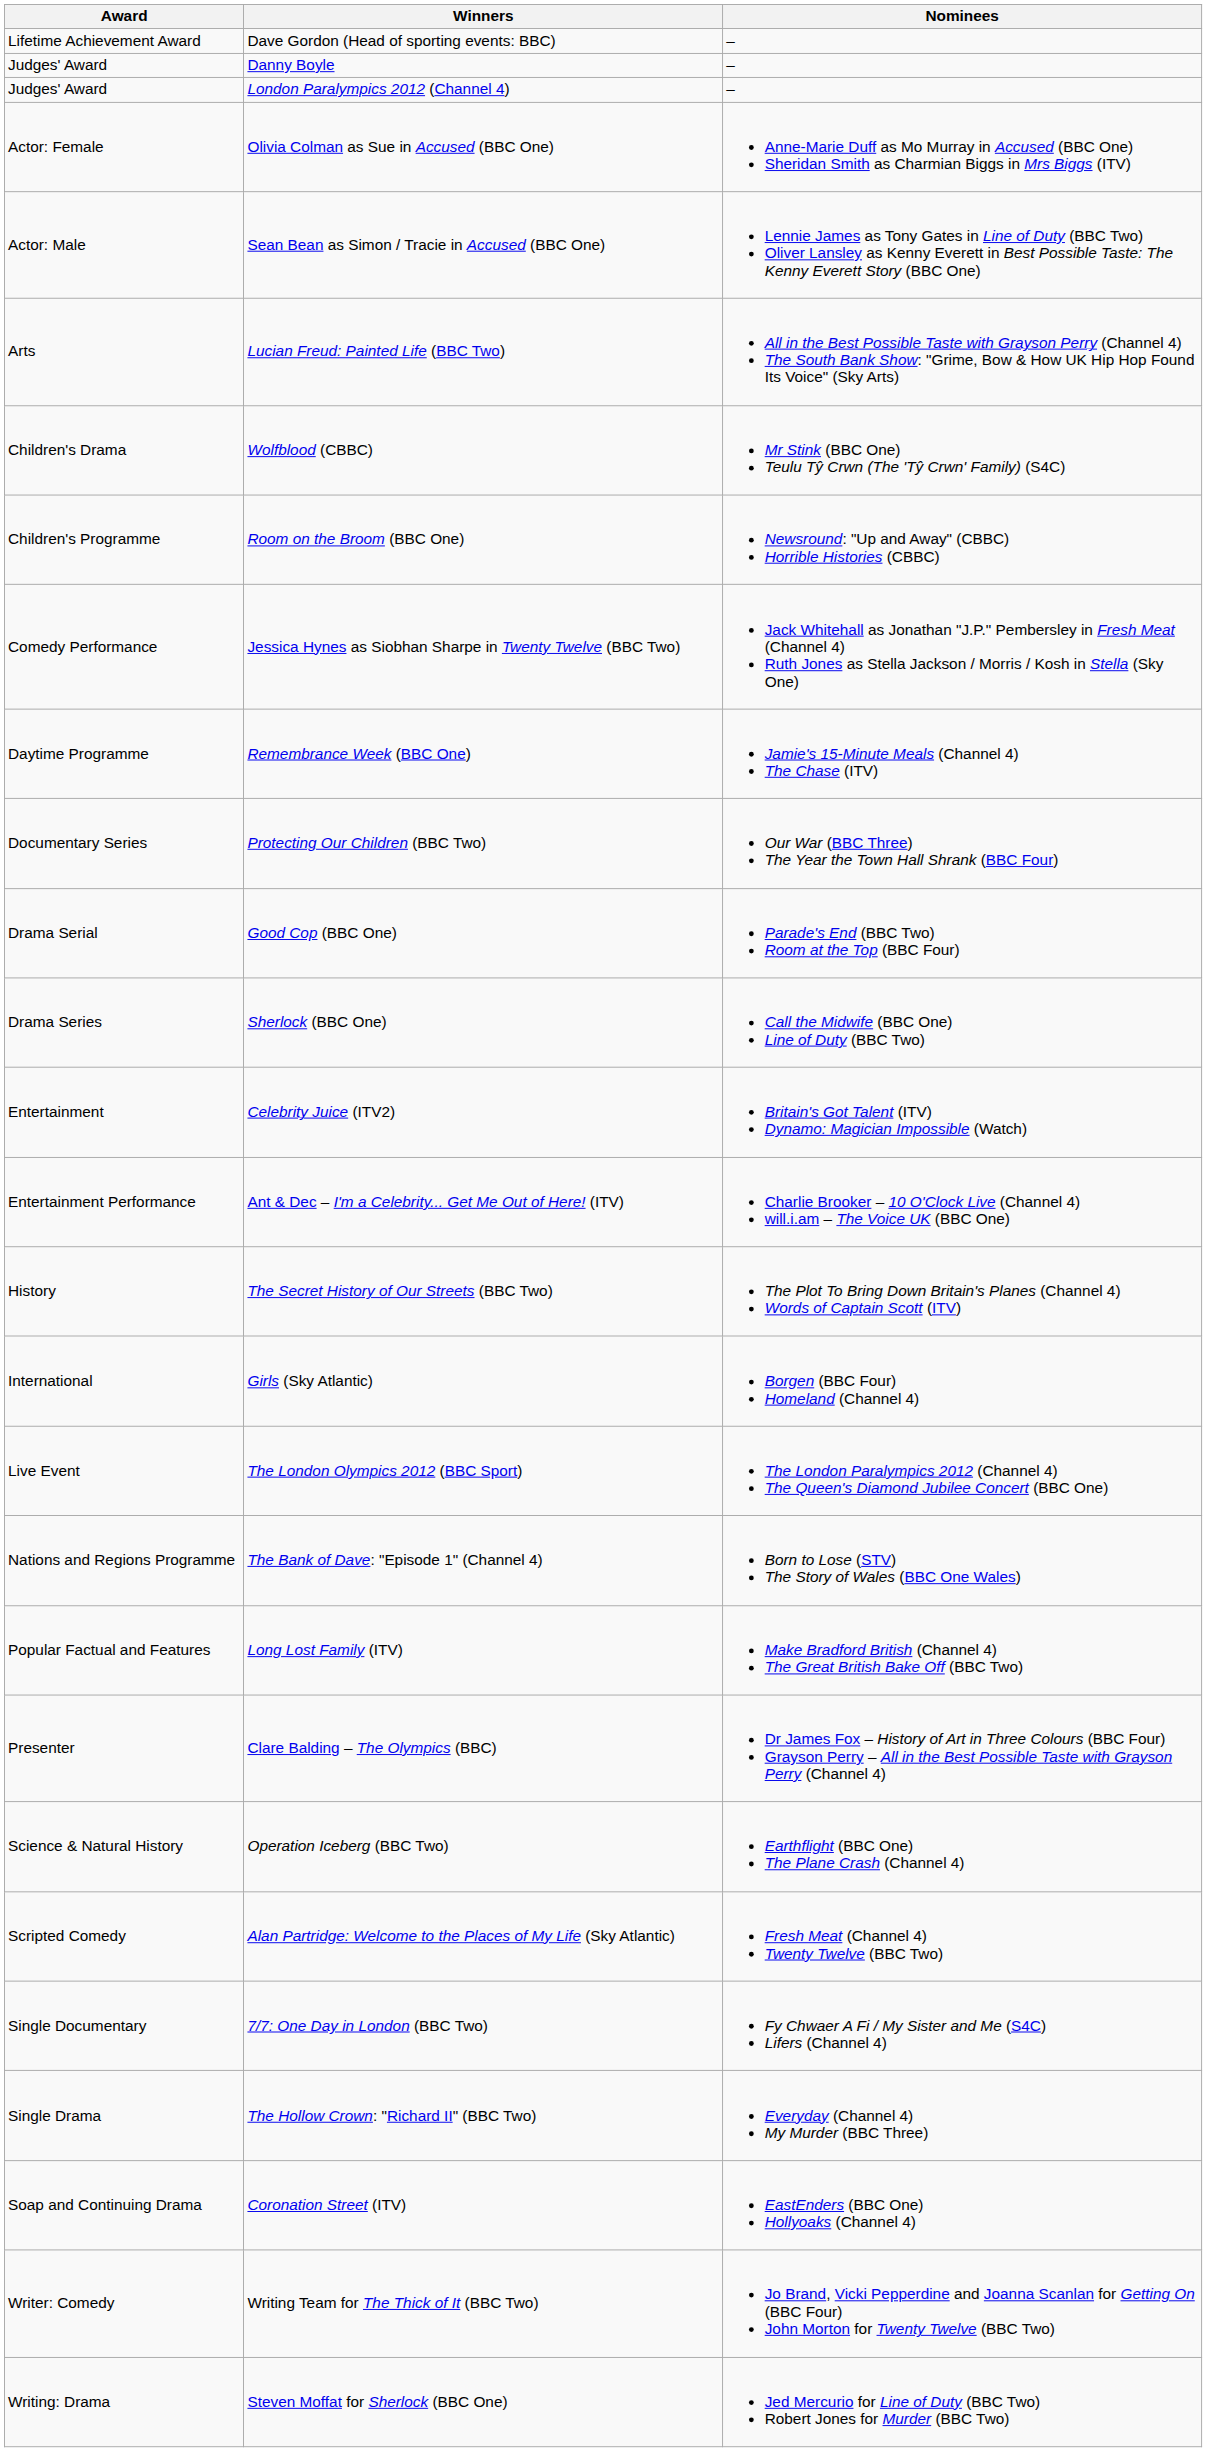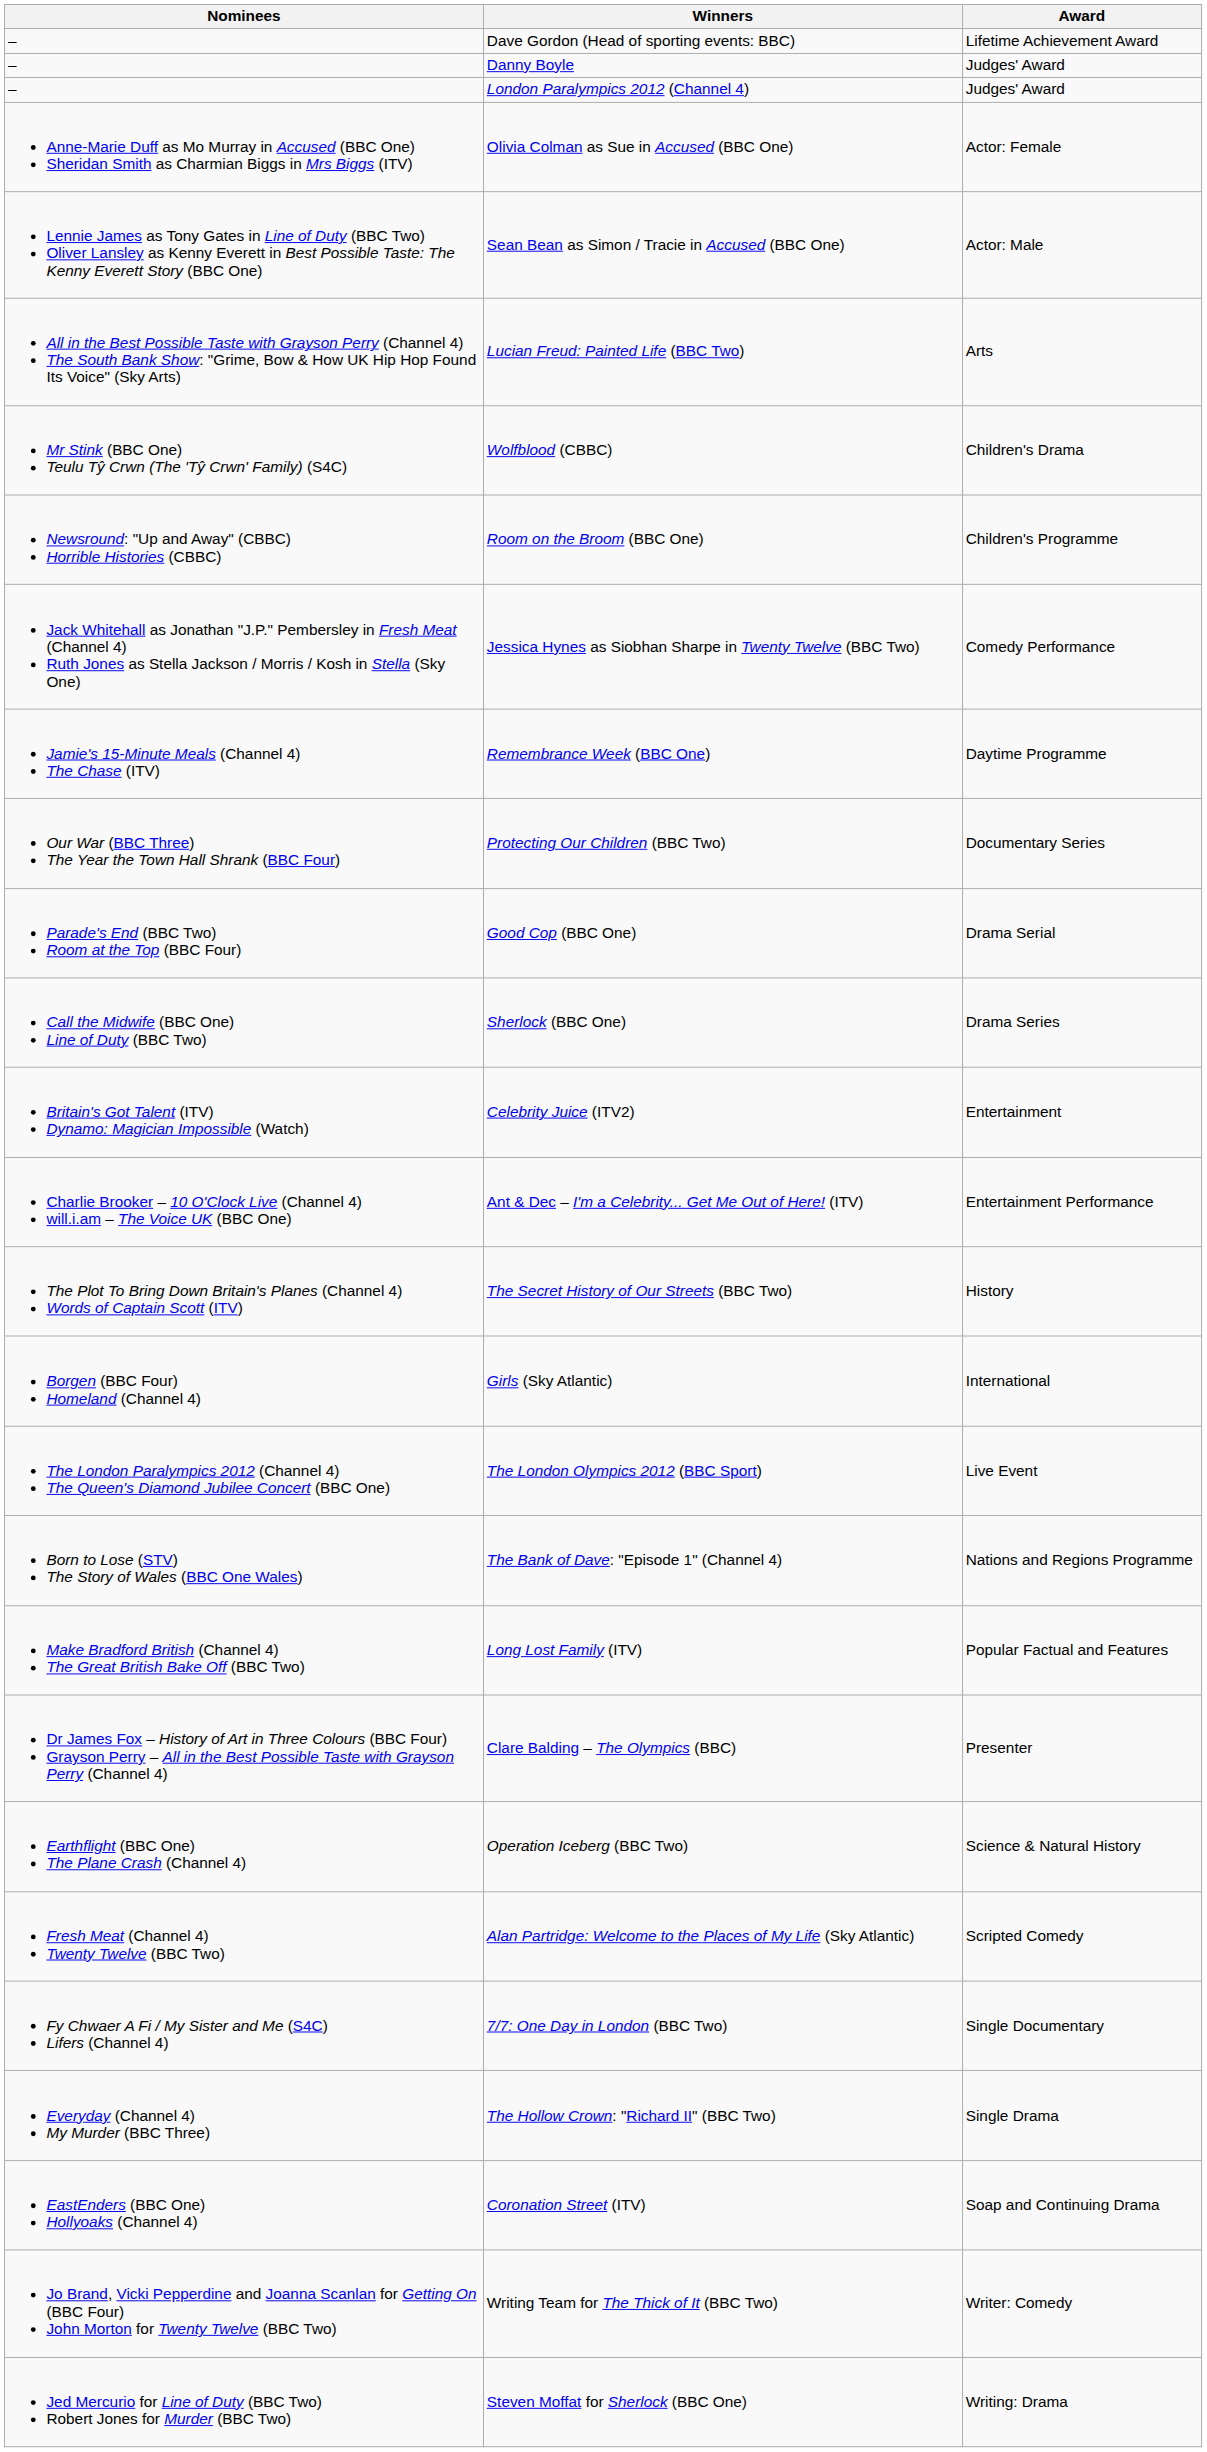columns swapped: (124, 16) <-> (962, 16)
